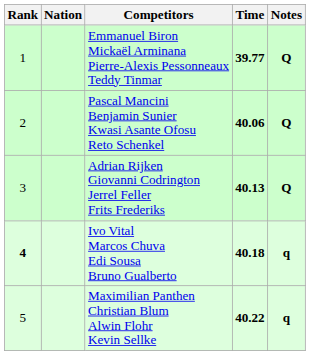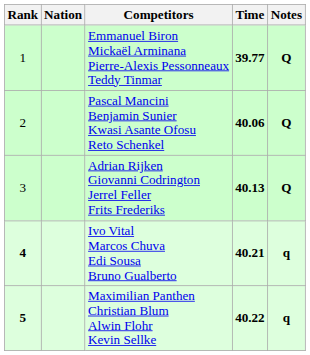(250, 253) 40.18 -> (250, 253) 40.21
(23, 318) normal -> (23, 318) bold
